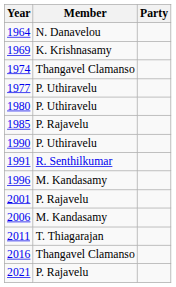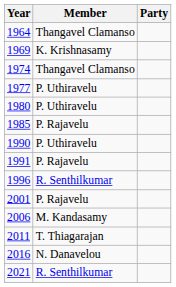(68, 32) N. Danavelou -> (85, 32) Thangavel Clamanso
(74, 161) R. Senthilkumar -> (62, 161) P. Rajavelu
(71, 180) M. Kandasamy -> (74, 180) R. Senthilkumar
(85, 254) Thangavel Clamanso -> (68, 254) N. Danavelou
(62, 273) P. Rajavelu -> (74, 273) R. Senthilkumar
